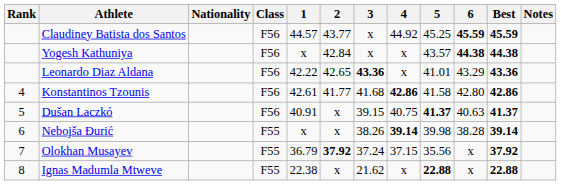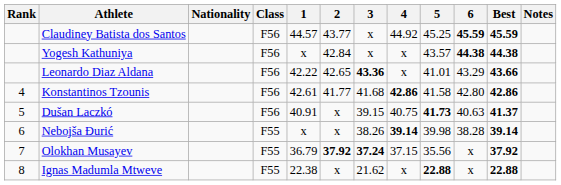(504, 72) 43.36 -> (504, 72) 43.66
(437, 111) 41.37 -> (437, 111) 41.73
(370, 151) normal -> (370, 151) bold
